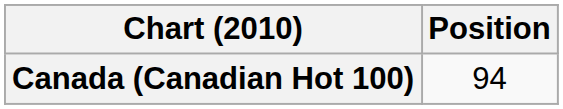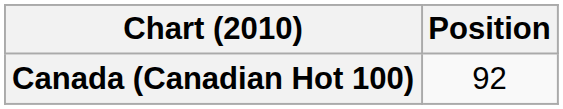(490, 78) 94 -> (490, 78) 92
